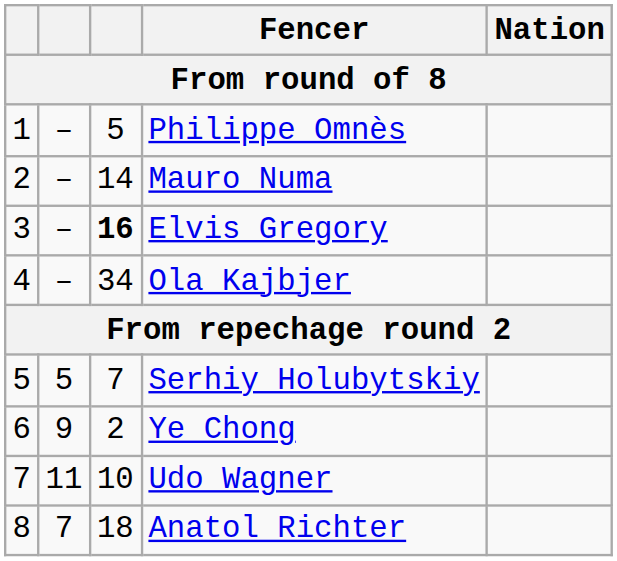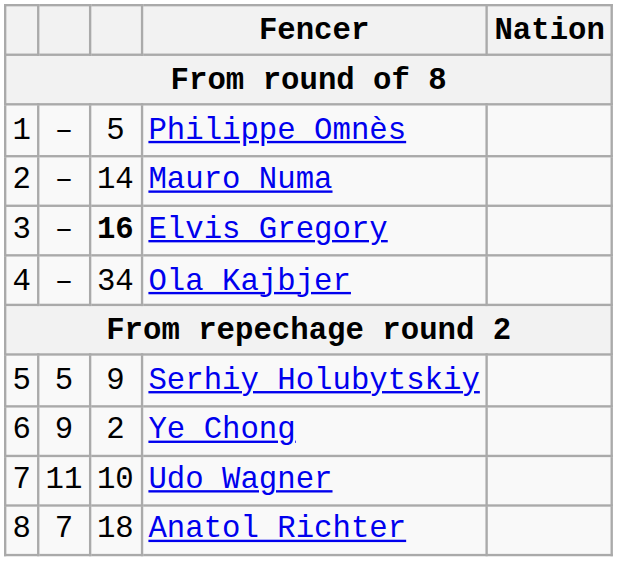(115, 380) 7 -> (115, 380) 9
